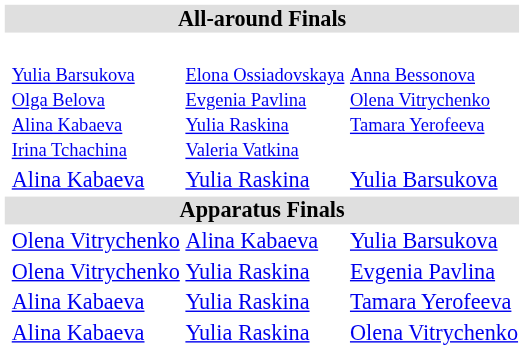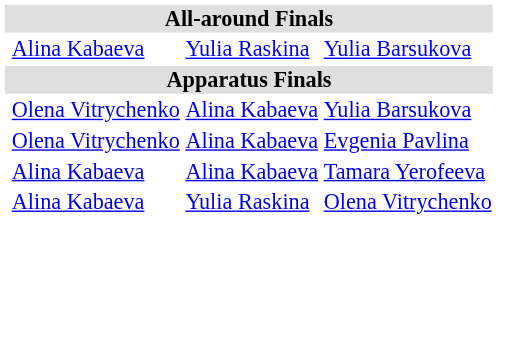- row: (73, 113)
(247, 271) Yulia Raskina -> (252, 140) Alina Kabaeva
(247, 302) Yulia Raskina -> (252, 171) Alina Kabaeva
